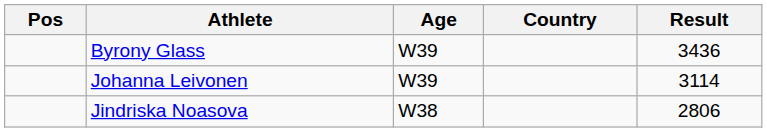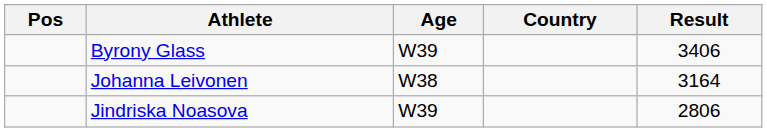(699, 50) 3436 -> (699, 50) 3406
(418, 80) W39 -> (418, 80) W38
(699, 80) 3114 -> (699, 80) 3164
(418, 111) W38 -> (418, 111) W39
